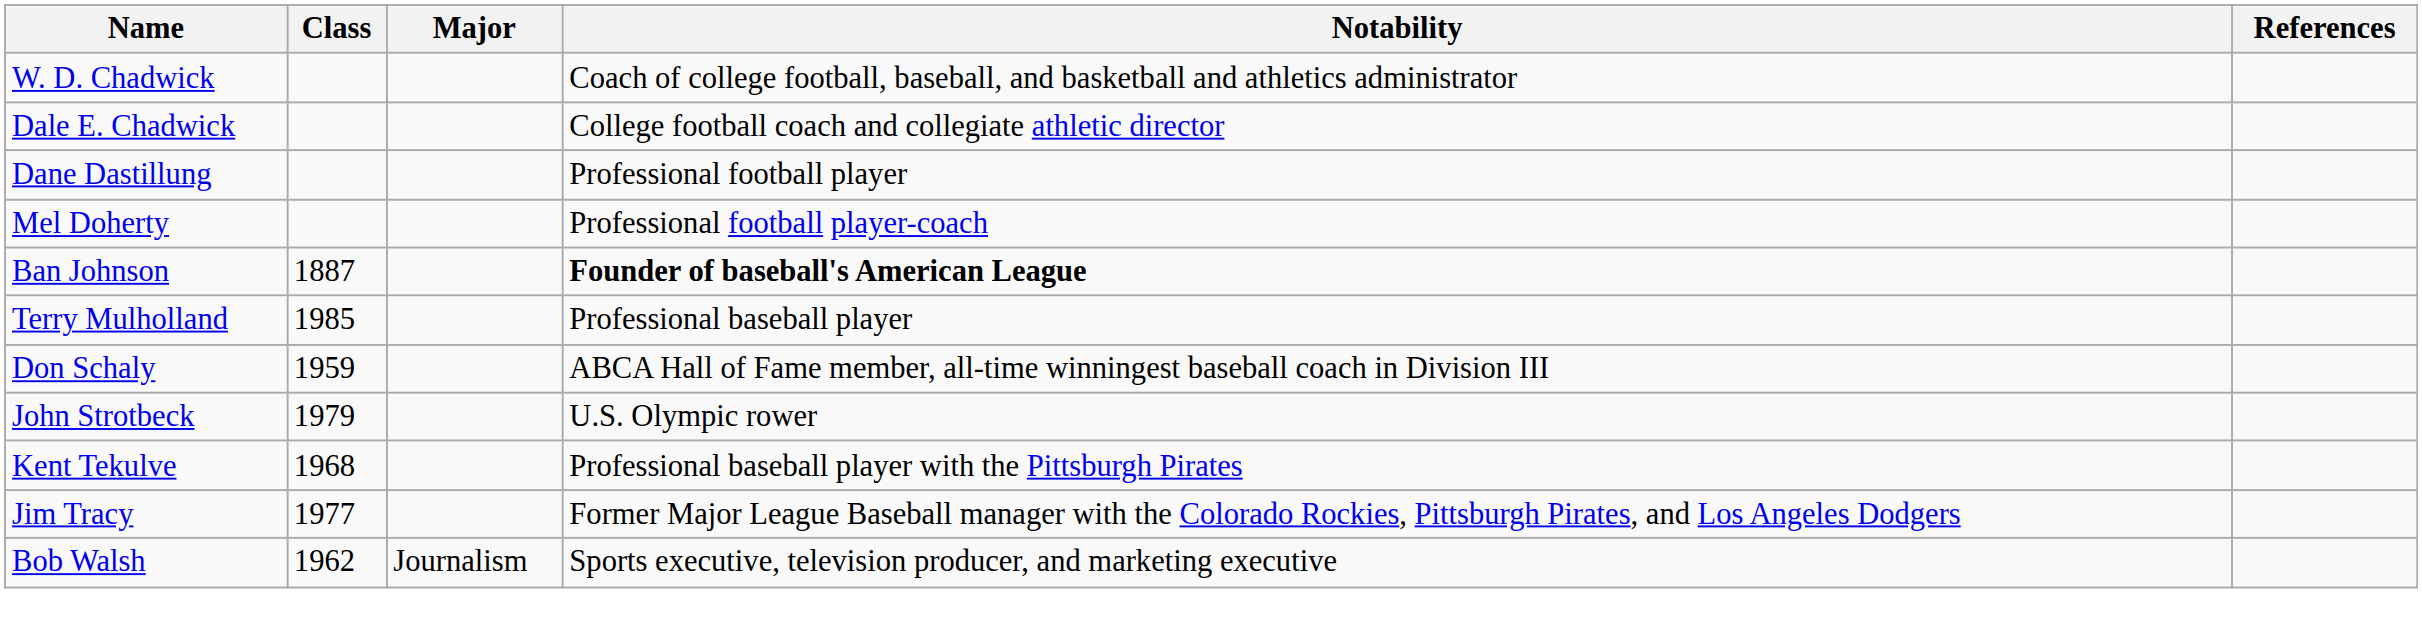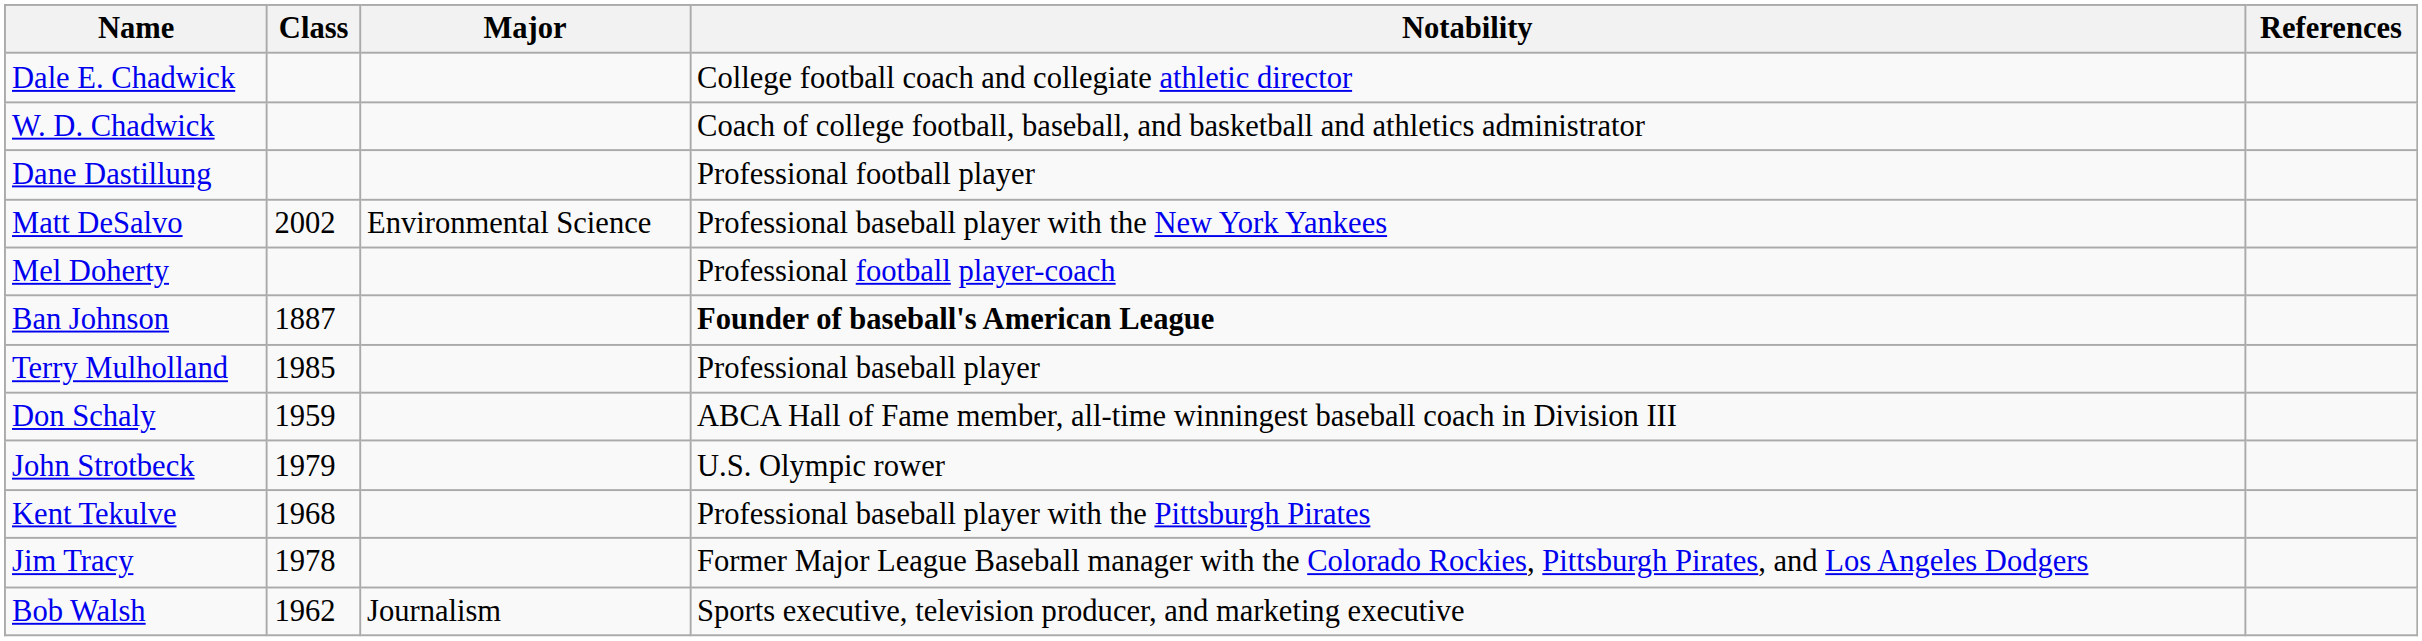rows swapped: (124, 125) <-> (113, 77)
+ row: (97, 222)
(324, 513) 1977 -> (305, 561) 1978
